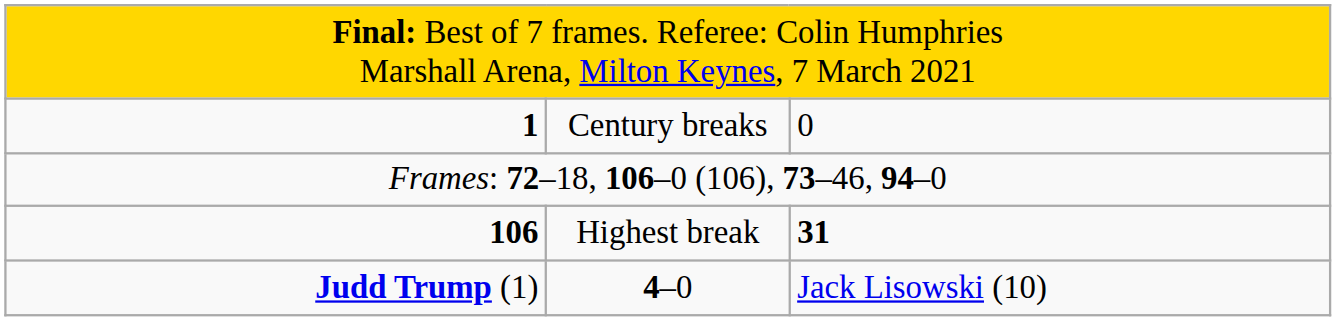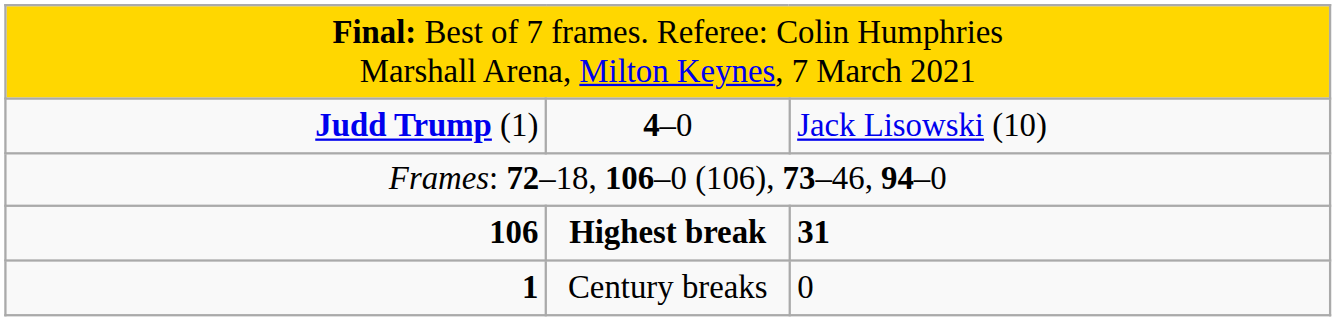rows swapped: (427, 287) <-> (530, 124)
(668, 233) normal -> (668, 233) bold
